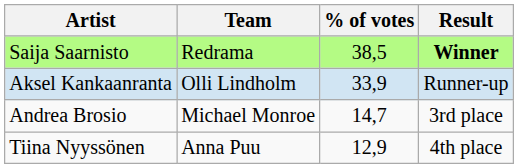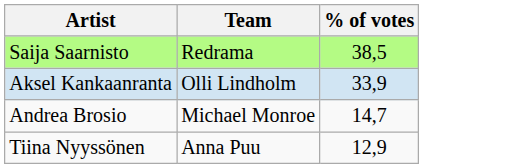- column: (466, 20)
